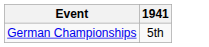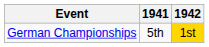+ column: (188, 14)
